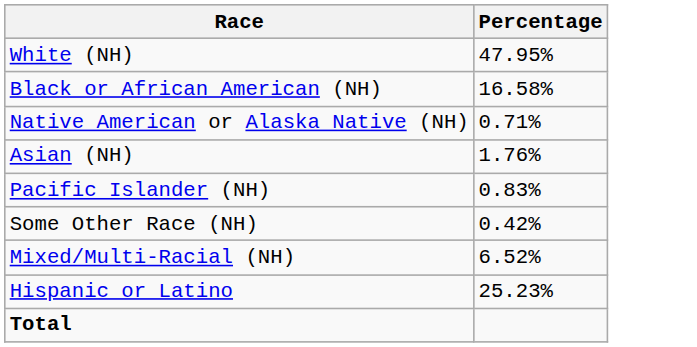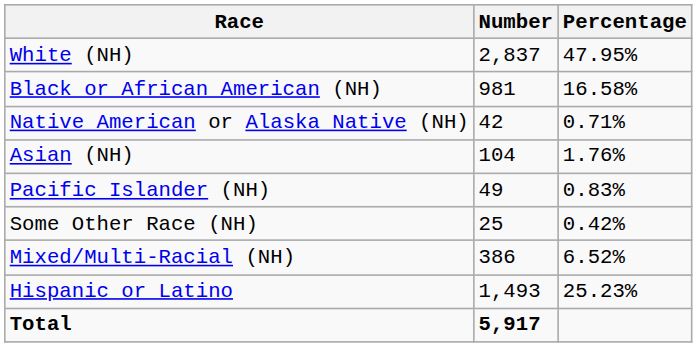+ column: (516, 22)
